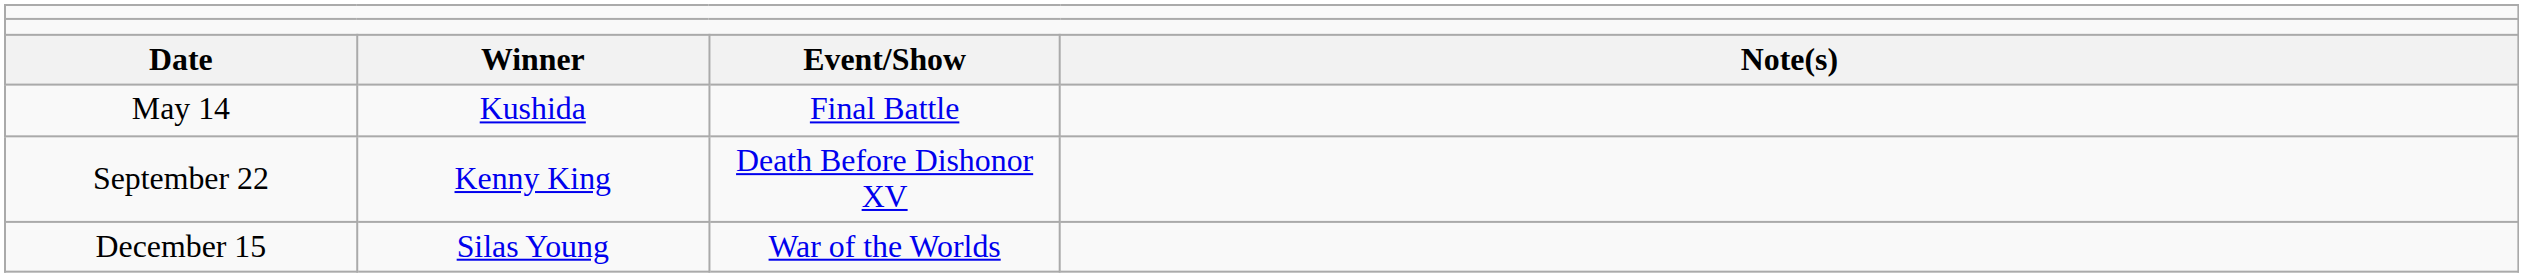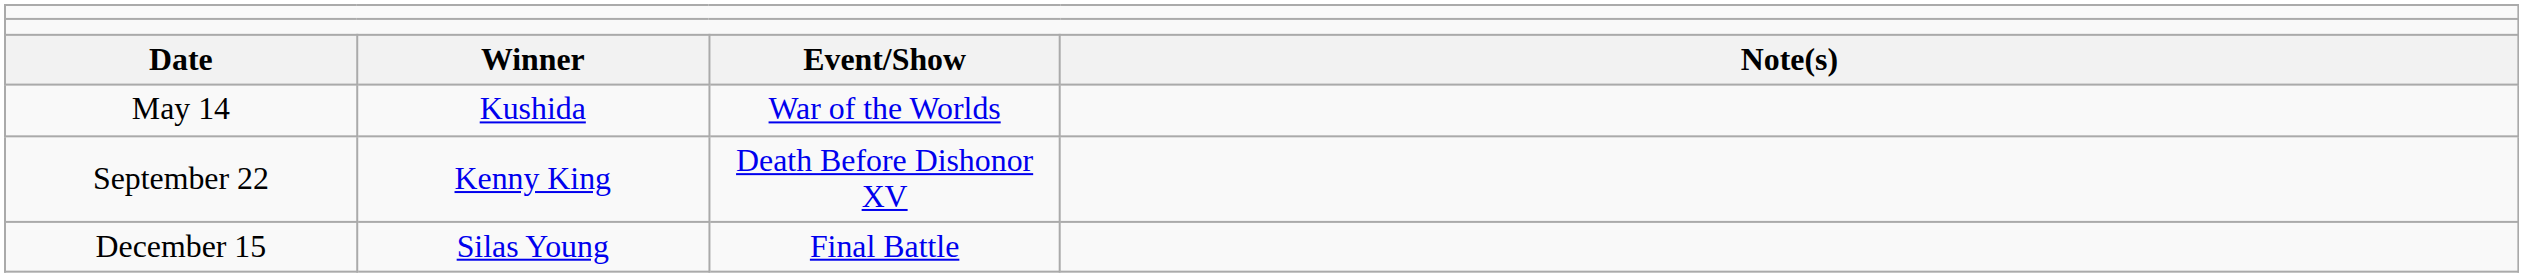(885, 109) Final Battle -> (885, 109) War of the Worlds
(885, 246) War of the Worlds -> (885, 246) Final Battle
